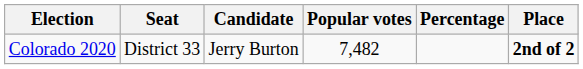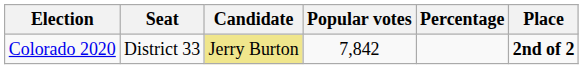(254, 49) no background -> (254, 49) khaki background
(359, 49) 7,482 -> (359, 49) 7,842
